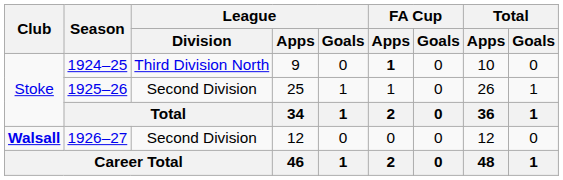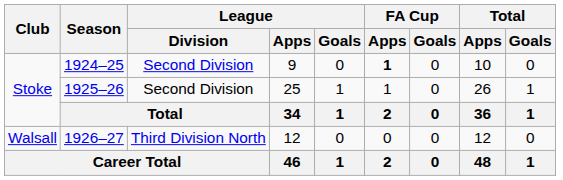(202, 65) Third Division North -> (198, 65) Second Division
(34, 138) bold -> (32, 138) normal
(202, 138) Second Division -> (198, 138) Third Division North
